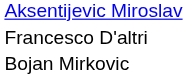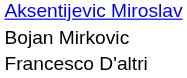rows swapped: (67, 64) <-> (76, 37)
